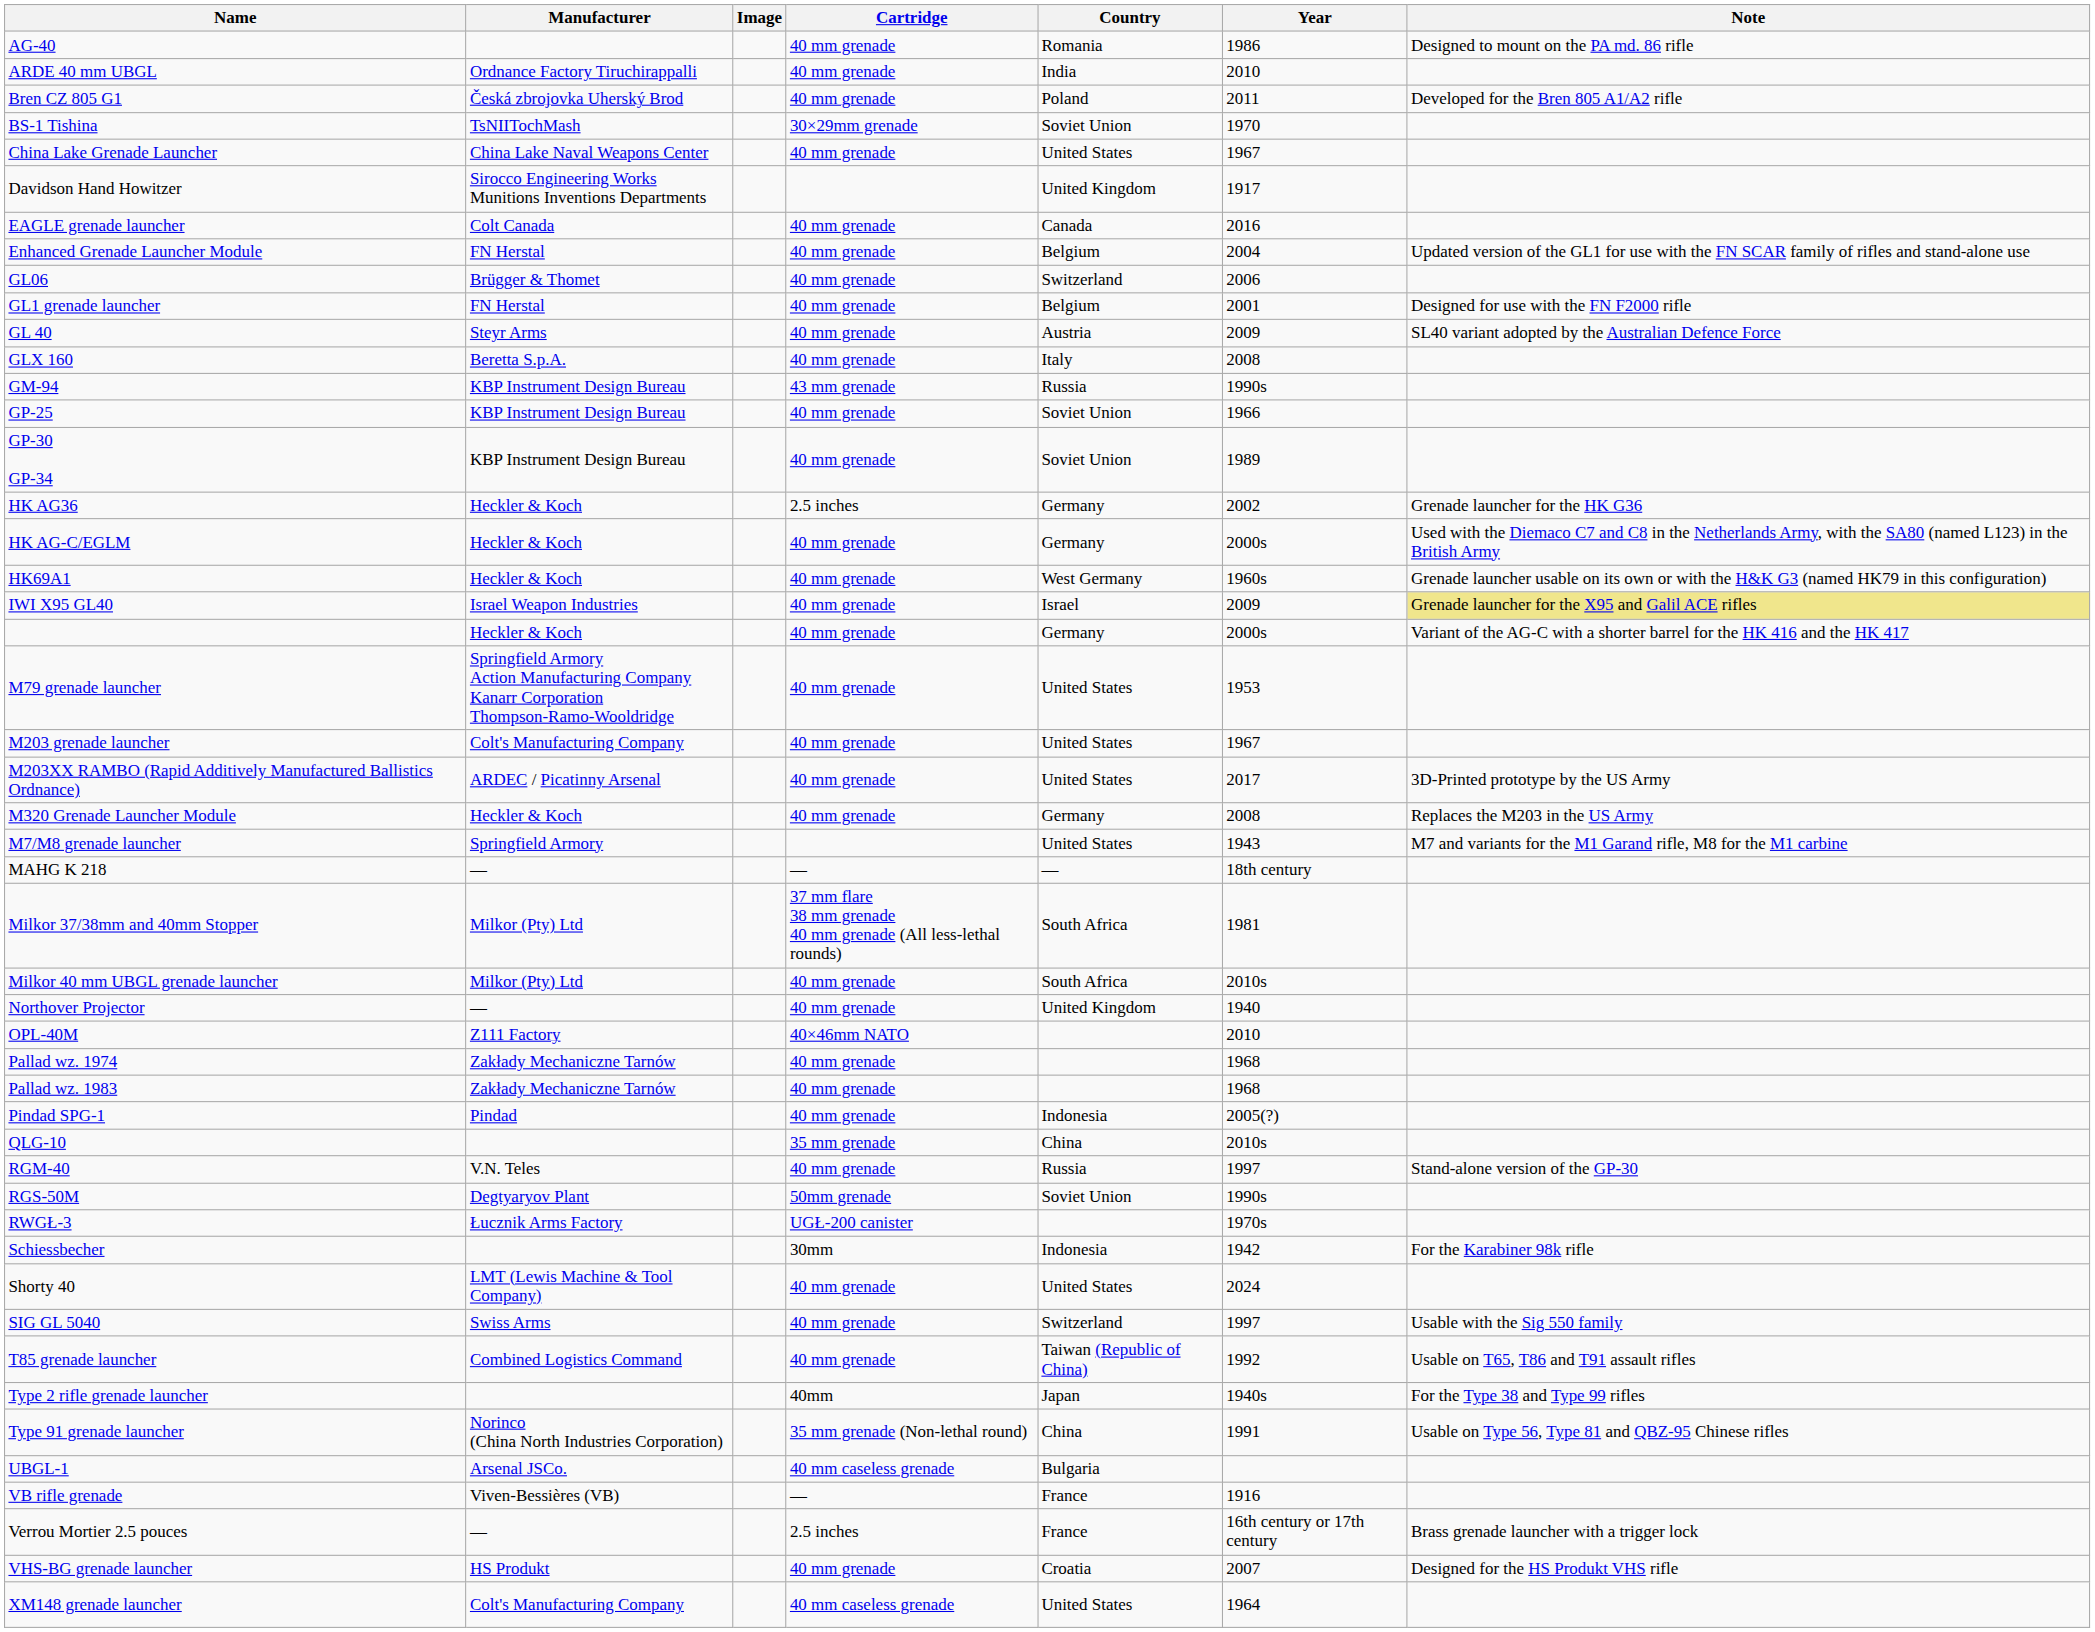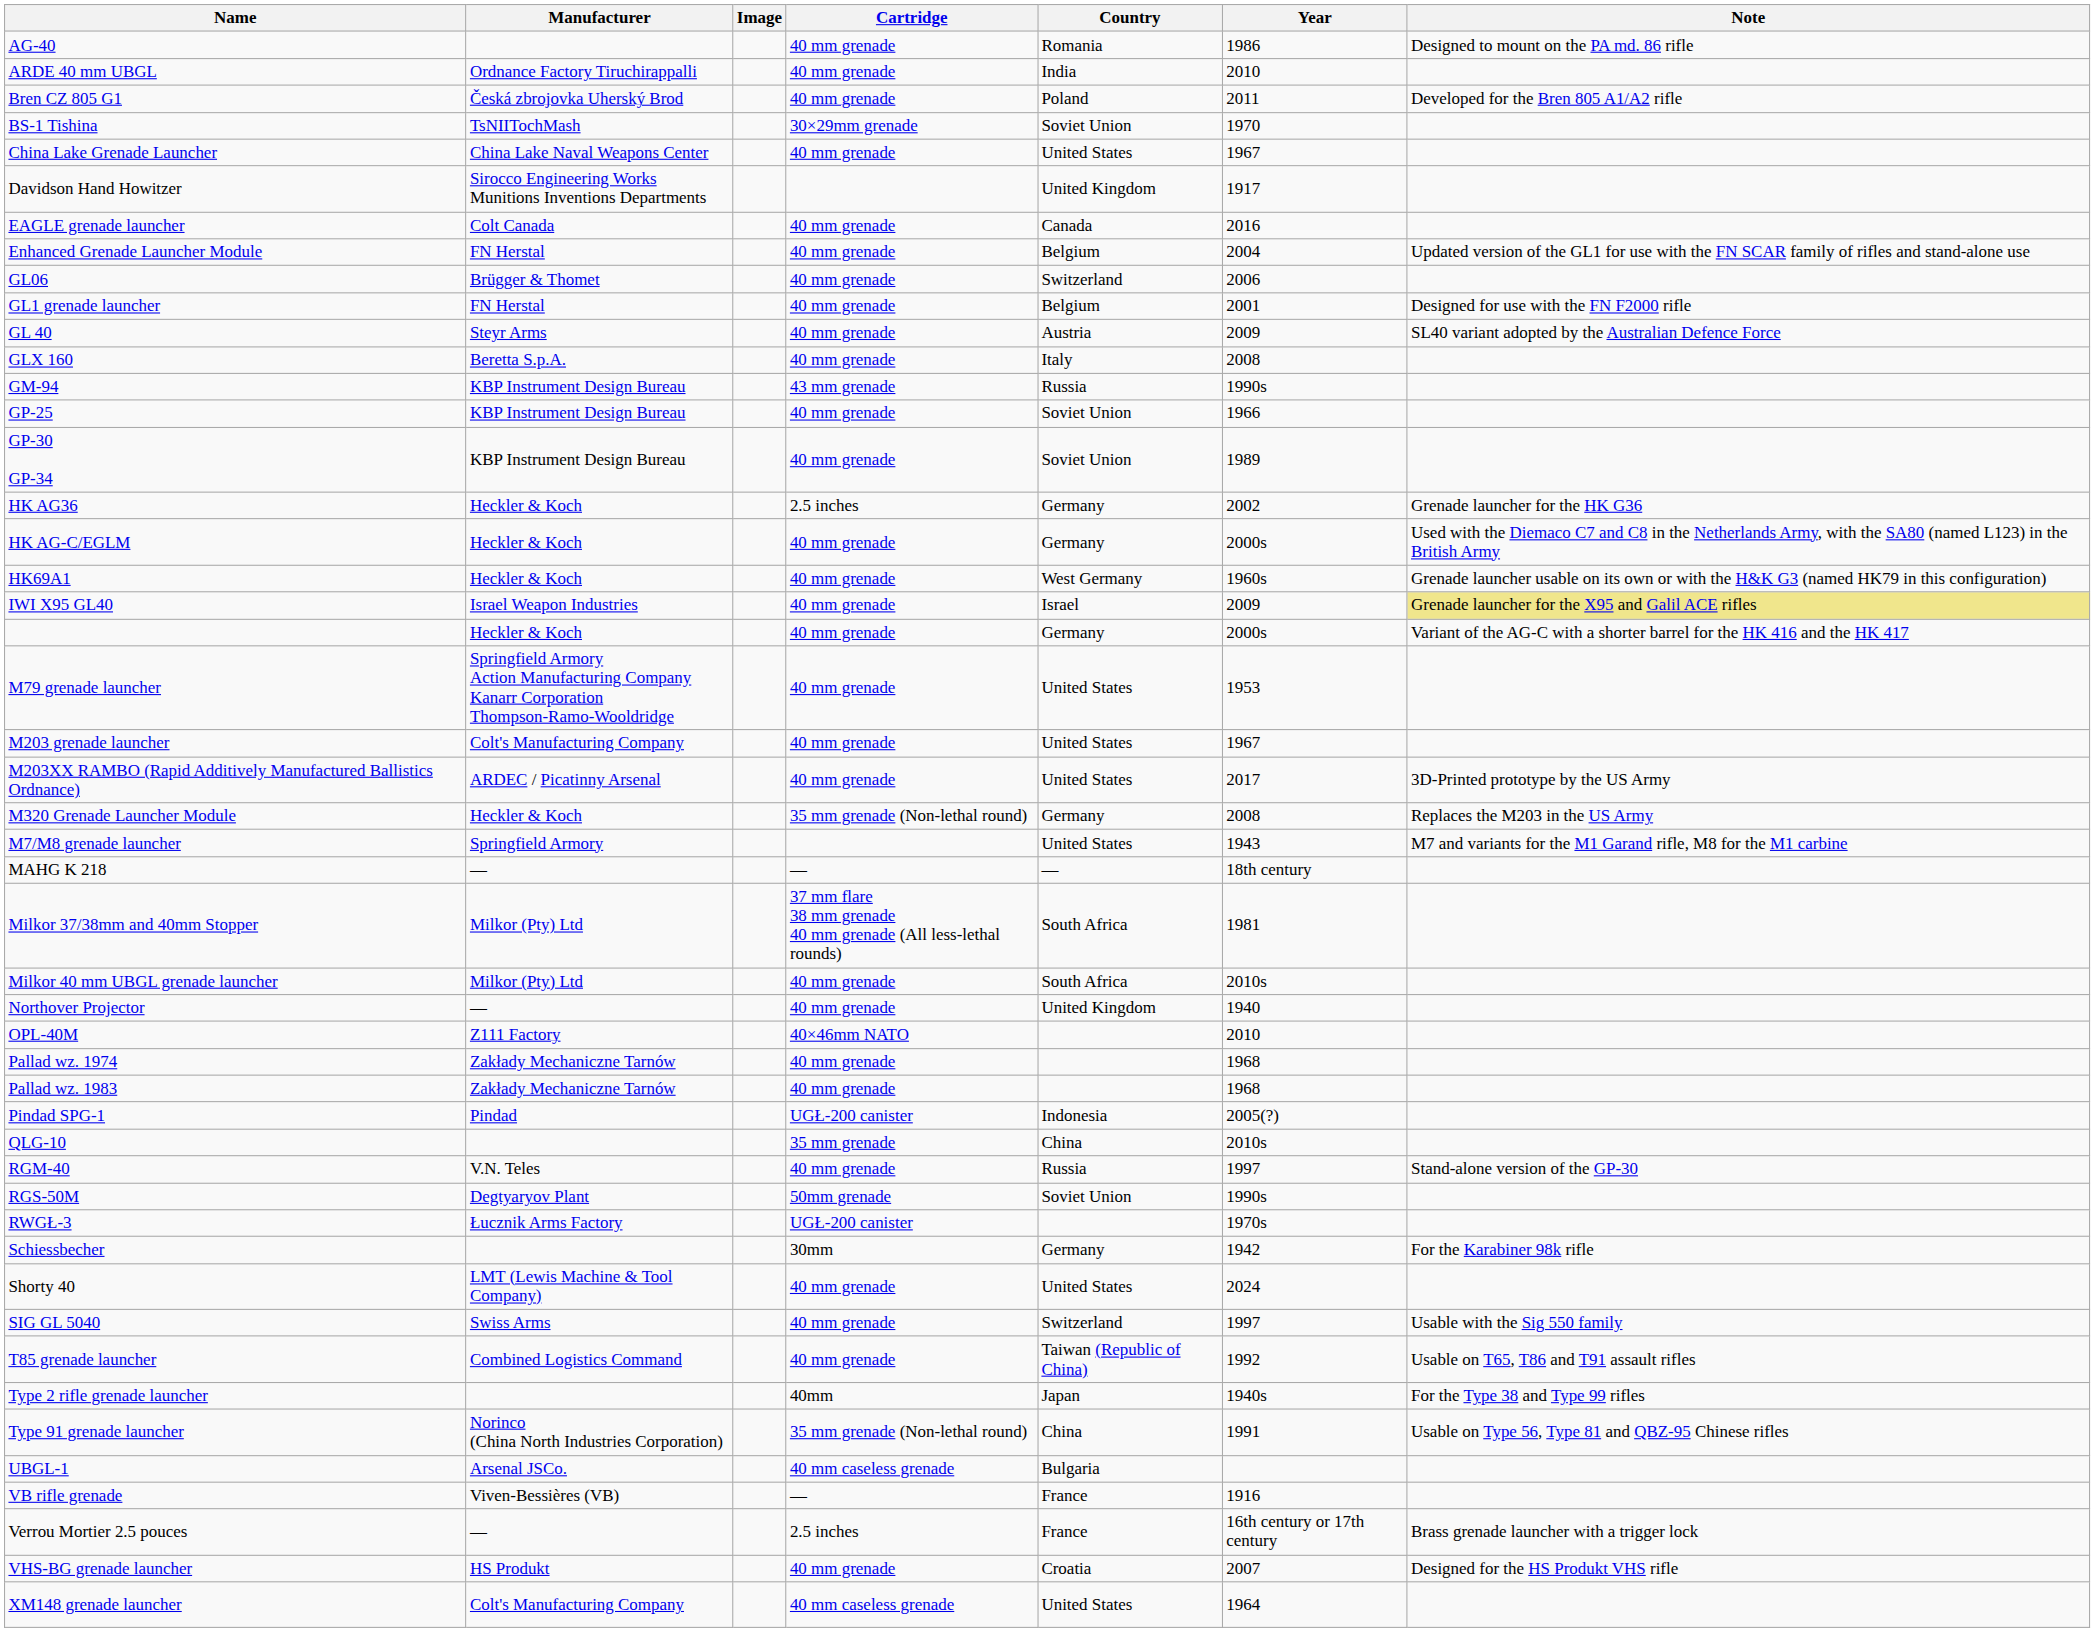(843, 816) 40 mm grenade -> (909, 816) 35 mm grenade (Non-lethal round)
(843, 1115) 40 mm grenade -> (851, 1115) UGŁ-200 canister
(1074, 1249) Indonesia -> (1073, 1249) Germany
